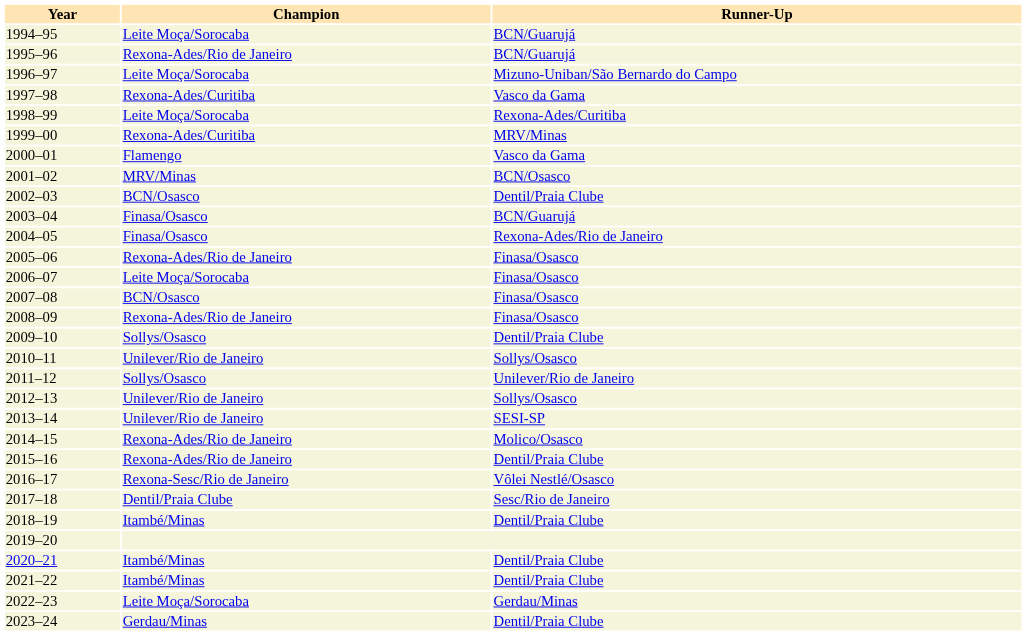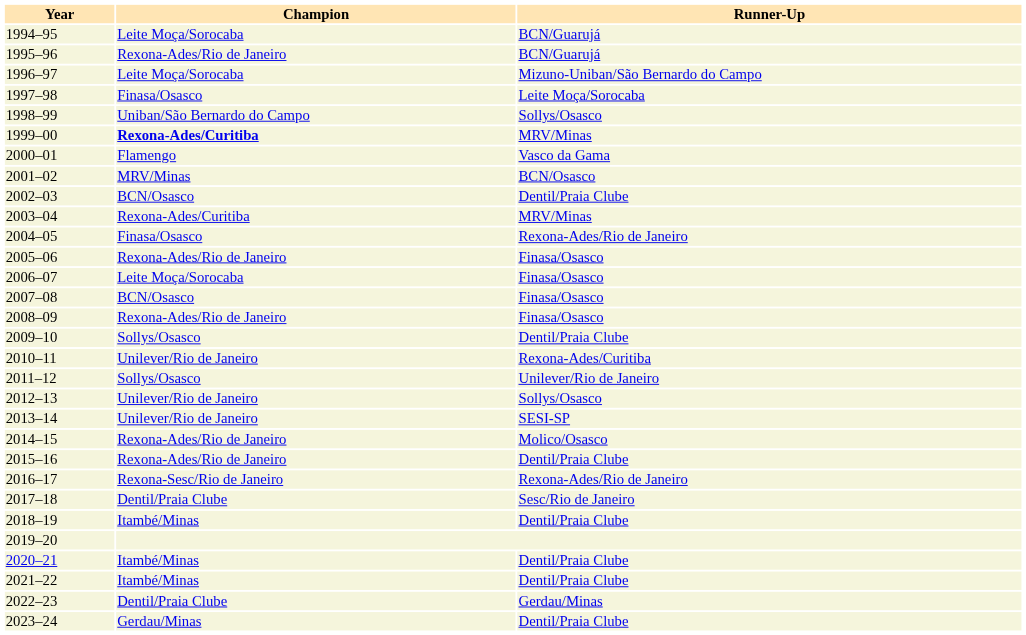(189, 95) Rexona-Ades/Curitiba -> (160, 95) Finasa/Osasco
(539, 95) Vasco da Gama -> (582, 95) Leite Moça/Sorocaba
(186, 115) Leite Moça/Sorocaba -> (214, 115) Uniban/São Bernardo do Campo
(560, 115) Rexona-Ades/Curitiba -> (560, 115) Sollys/Osasco
(189, 135) normal -> (188, 135) bold
(165, 216) Finasa/Osasco -> (183, 216) Rexona-Ades/Curitiba
(534, 216) BCN/Guarujá -> (555, 216) MRV/Minas
(535, 358) Sollys/Osasco -> (585, 358) Rexona-Ades/Curitiba
(554, 479) Vôlei Nestlé/Osasco -> (603, 479) Rexona-Ades/Rio de Janeiro
(186, 601) Leite Moça/Sorocaba -> (172, 601) Dentil/Praia Clube
